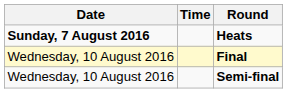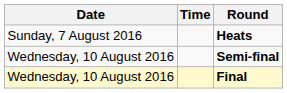(79, 35) bold -> (75, 35) normal
rows swapped: (248, 77) <-> (232, 56)
